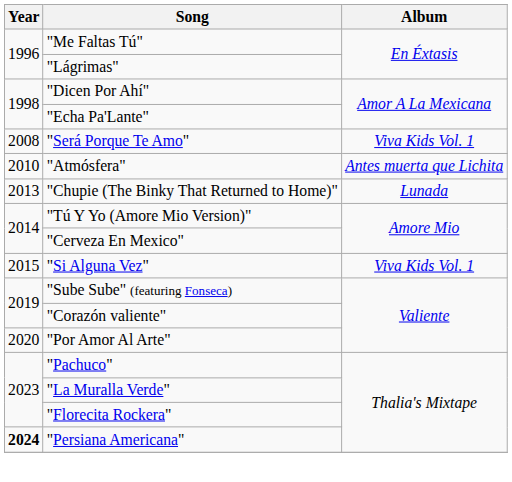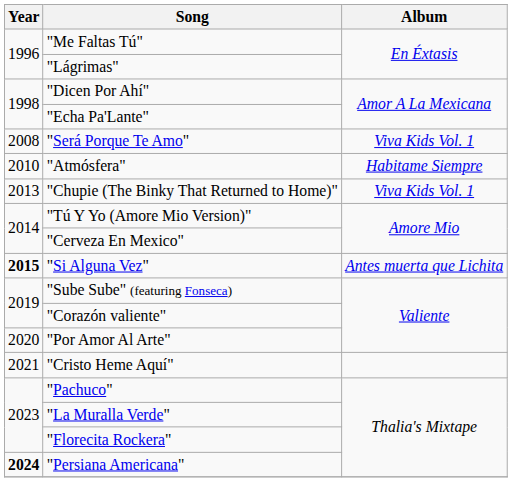(424, 166) Antes muerta que Lichita -> (424, 166) Habitame Siempre
(424, 191) Lunada -> (424, 191) Viva Kids Vol. 1
(24, 265) normal -> (24, 265) bold
(424, 265) Viva Kids Vol. 1 -> (424, 265) Antes muerta que Lichita
+ row: (110, 365)
